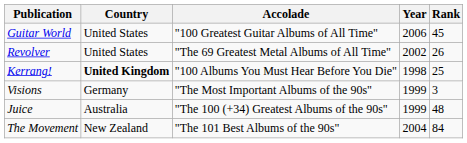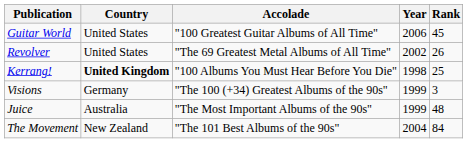(273, 90) "The Most Important Albums of the 90s" -> (281, 90) "The 100 (+34) Greatest Albums of the 90s"
(281, 109) "The 100 (+34) Greatest Albums of the 90s" -> (273, 109) "The Most Important Albums of the 90s"
